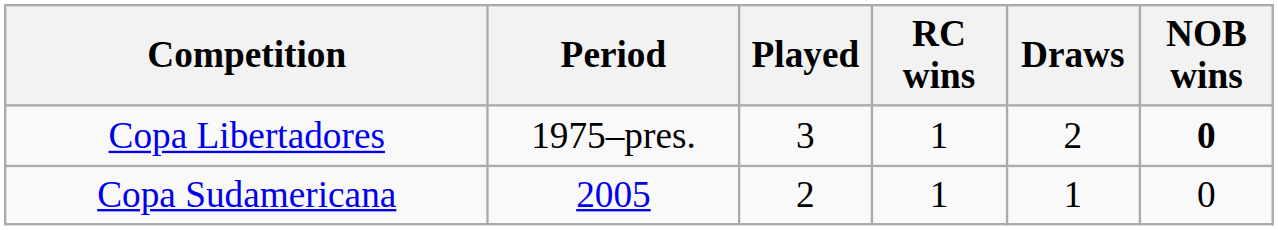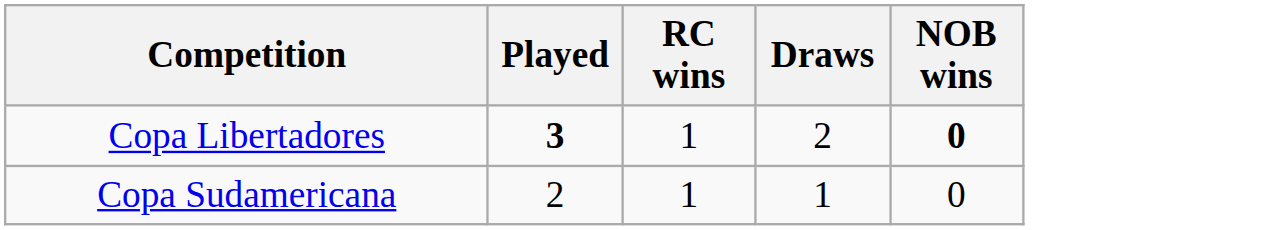- column: (613, 55)
(805, 135) normal -> (555, 135) bold
